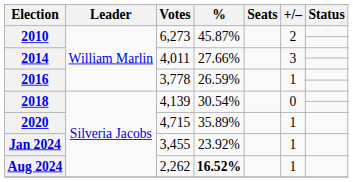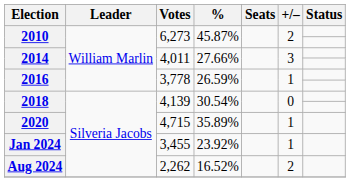(219, 166) bold -> (218, 166) normal
(293, 166) 1 -> (291, 166) 2
